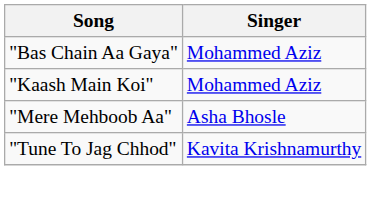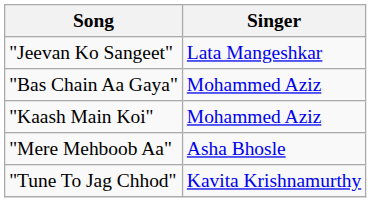+ row: (91, 52)
